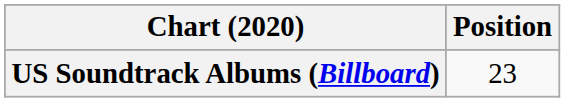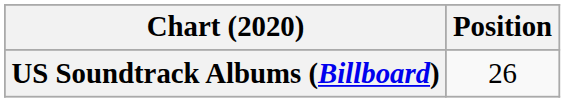(503, 73) 23 -> (503, 73) 26
